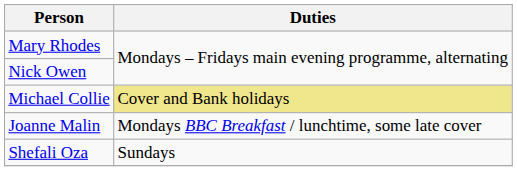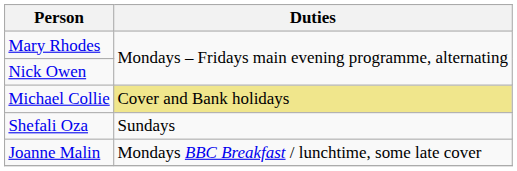rows swapped: (54, 125) <-> (48, 152)
